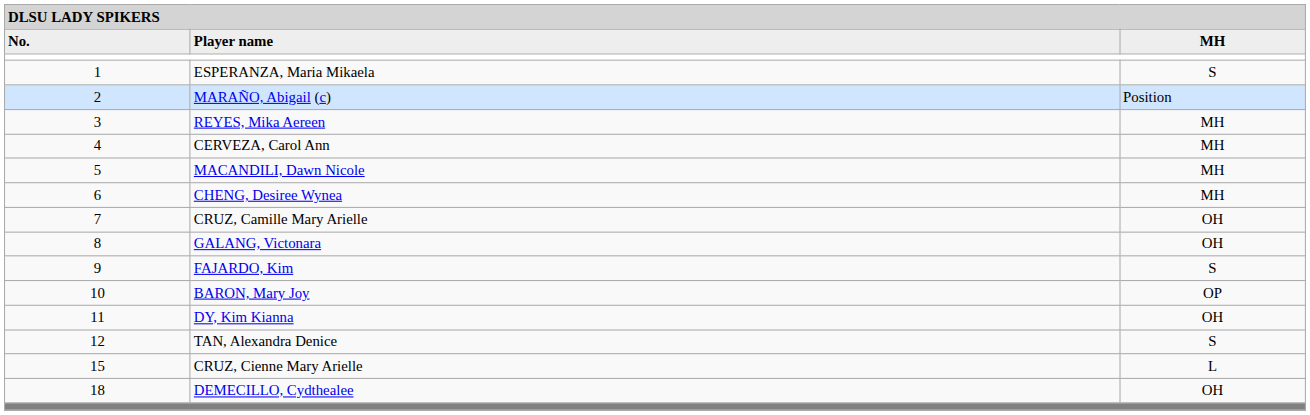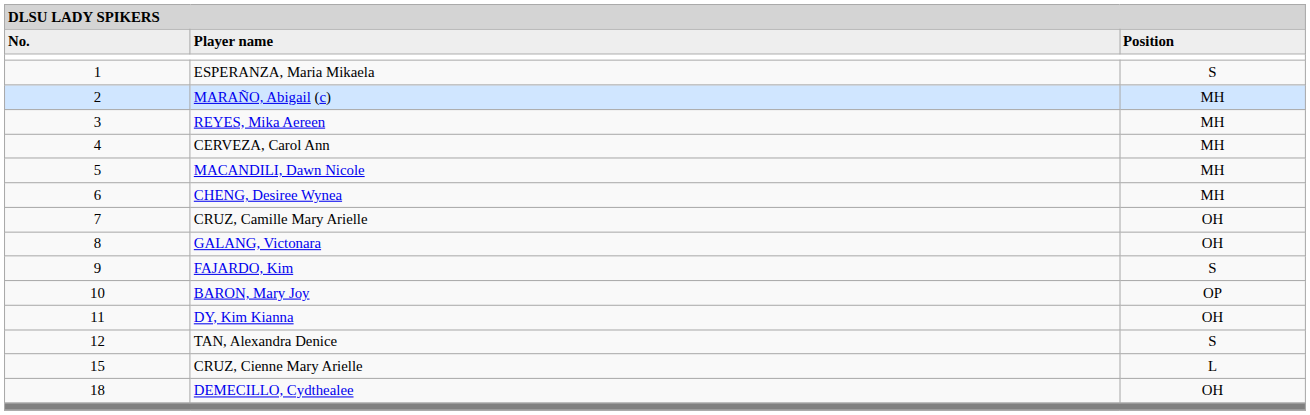(1212, 41) MH -> (1149, 41) Position
(1147, 97) Position -> (1212, 97) MH
